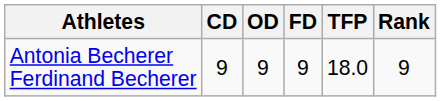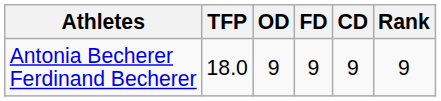columns swapped: (222, 22) <-> (347, 22)
